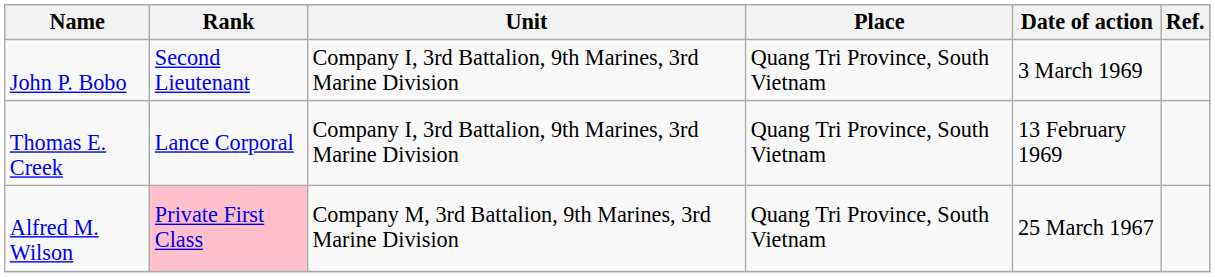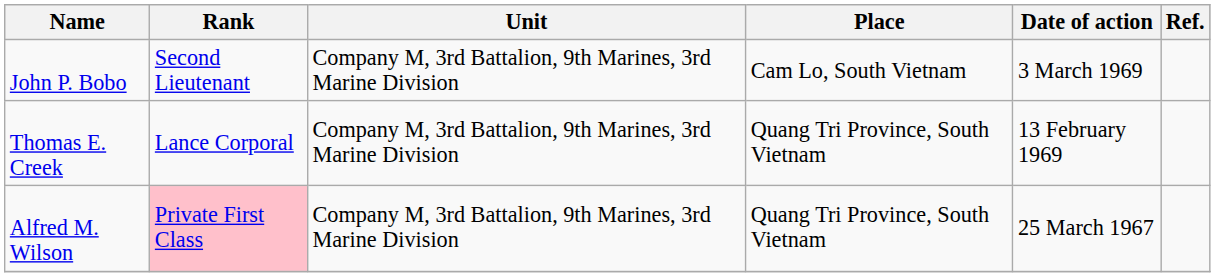(505, 69) Company I, 3rd Battalion, 9th Marines, 3rd Marine Division -> (512, 69) Company M, 3rd Battalion, 9th Marines, 3rd Marine Division
(870, 69) Quang Tri Province, South Vietnam -> (859, 69) Cam Lo, South Vietnam
(505, 142) Company I, 3rd Battalion, 9th Marines, 3rd Marine Division -> (512, 142) Company M, 3rd Battalion, 9th Marines, 3rd Marine Division
